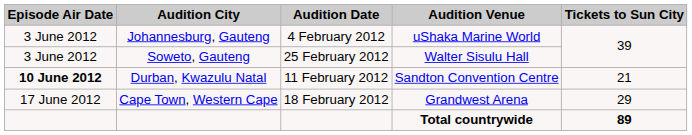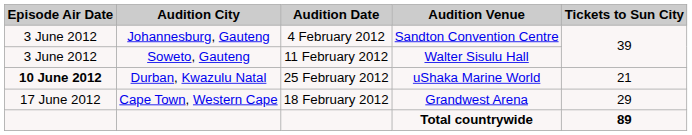(477, 36) uShaka Marine World -> (477, 36) Sandton Convention Centre
(336, 57) 25 February 2012 -> (336, 57) 11 February 2012
(336, 78) 11 February 2012 -> (336, 78) 25 February 2012
(477, 78) Sandton Convention Centre -> (477, 78) uShaka Marine World
